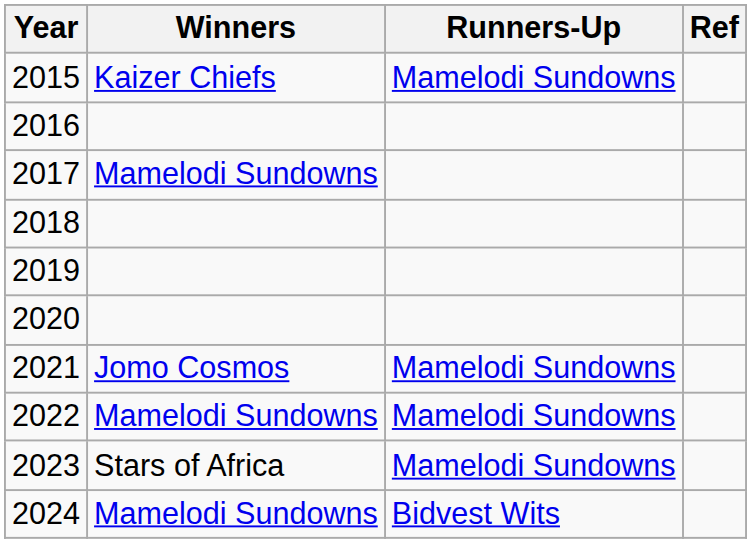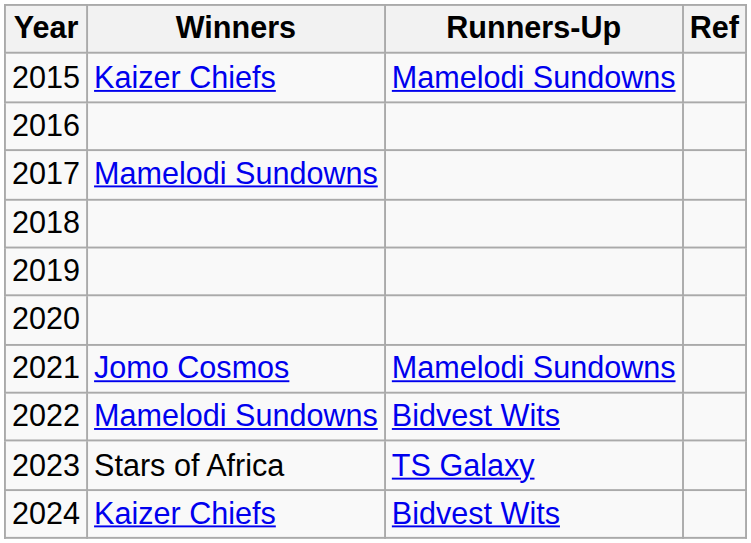(534, 416) Mamelodi Sundowns -> (476, 416) Bidvest Wits
(534, 464) Mamelodi Sundowns -> (463, 464) TS Galaxy
(236, 513) Mamelodi Sundowns -> (185, 513) Kaizer Chiefs
